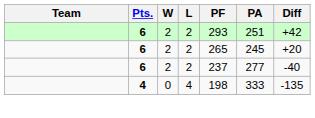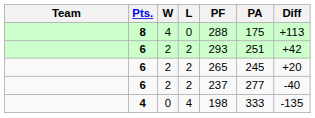+ row: (143, 32)
